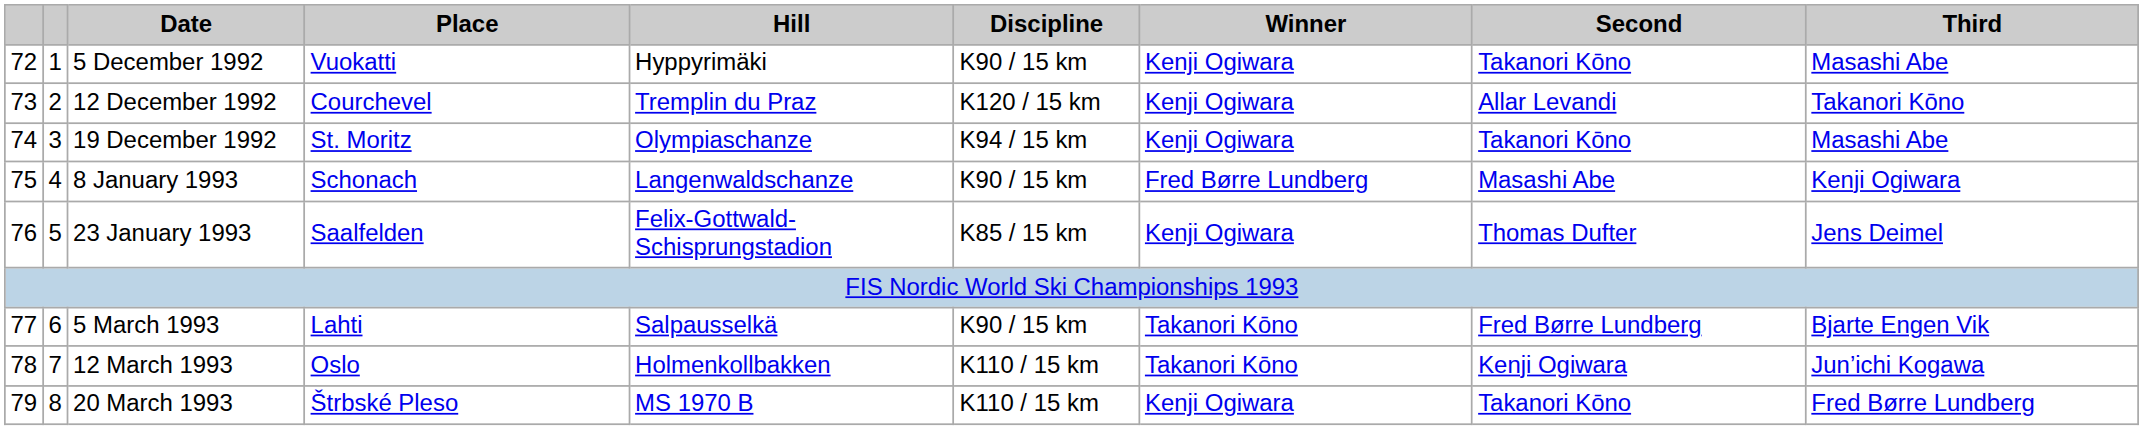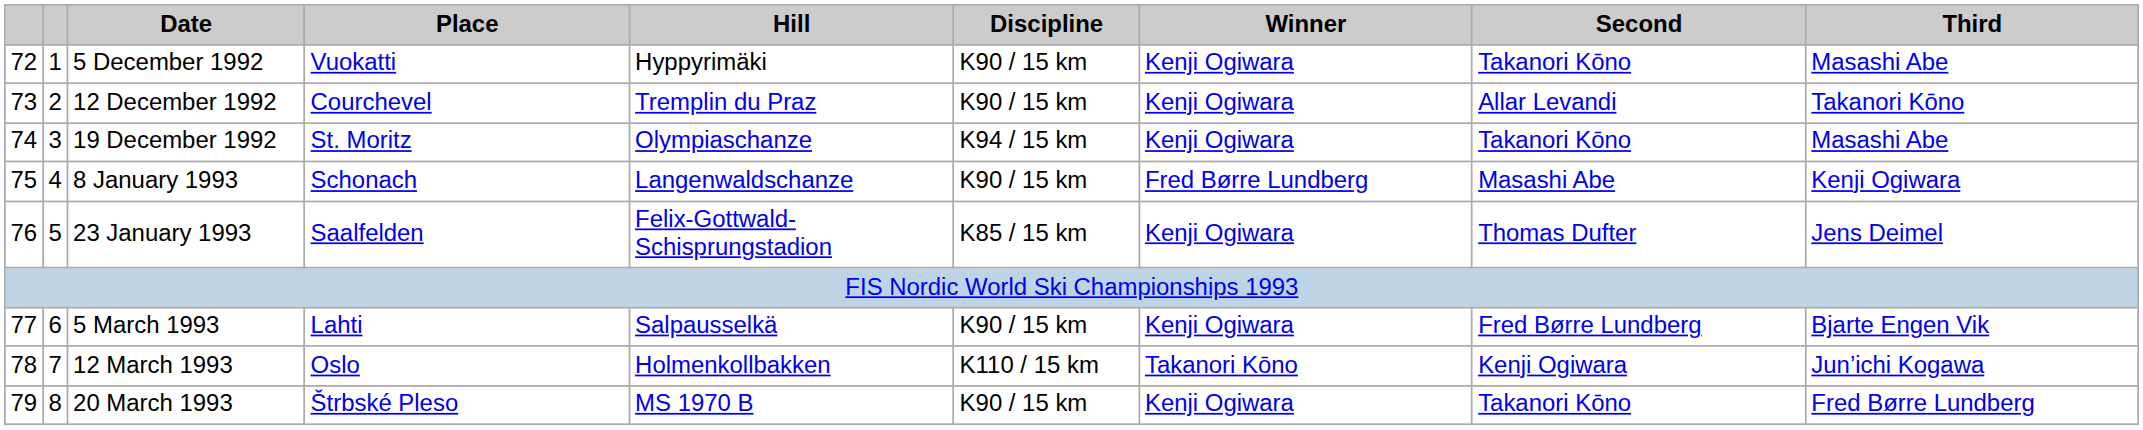(1030, 102) K120 / 15 km -> (1023, 102) K90 / 15 km
(1221, 325) Takanori Kōno -> (1219, 325) Kenji Ogiwara
(1029, 404) K110 / 15 km -> (1023, 404) K90 / 15 km
